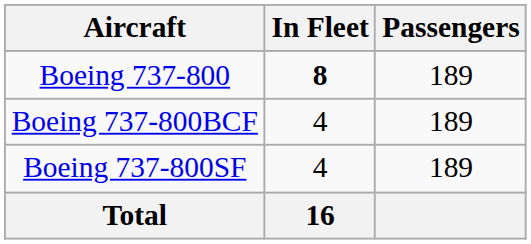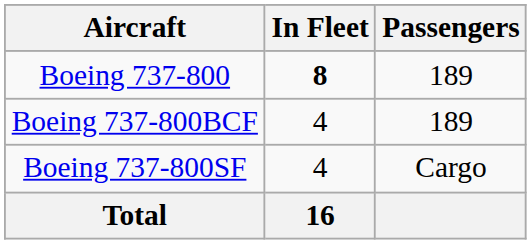(451, 167) 189 -> (451, 167) Cargo
